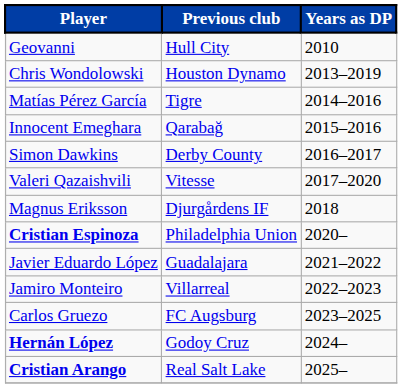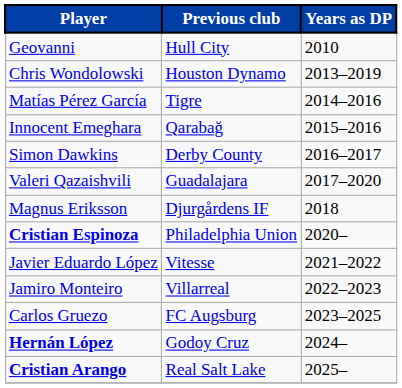(190, 181) Vitesse -> (207, 181) Guadalajara
(207, 262) Guadalajara -> (190, 262) Vitesse
